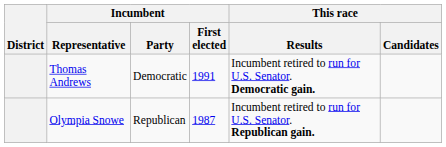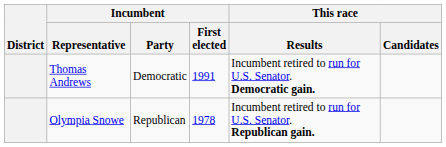(204, 120) 1987 -> (204, 120) 1978
